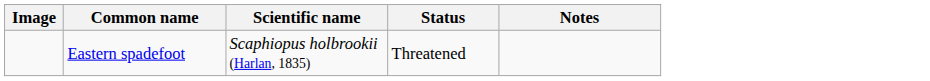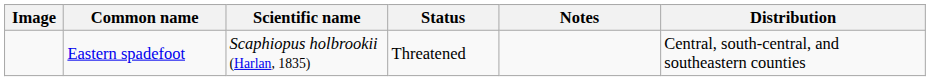+ column: (793, 17)
